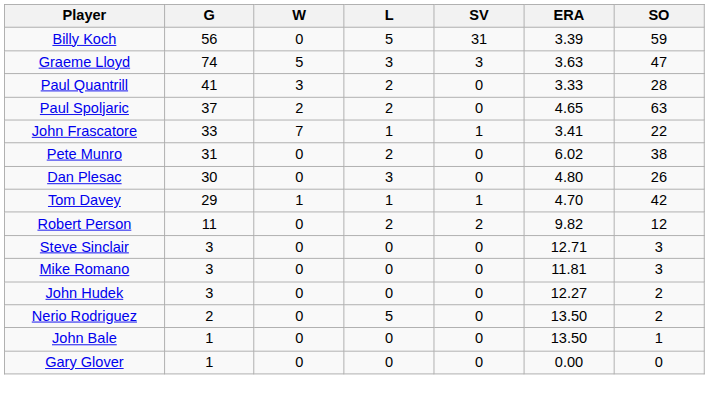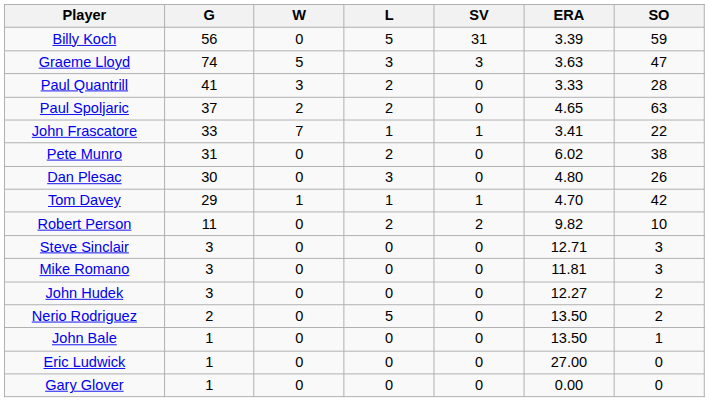(659, 223) 12 -> (659, 223) 10
+ row: (84, 362)
